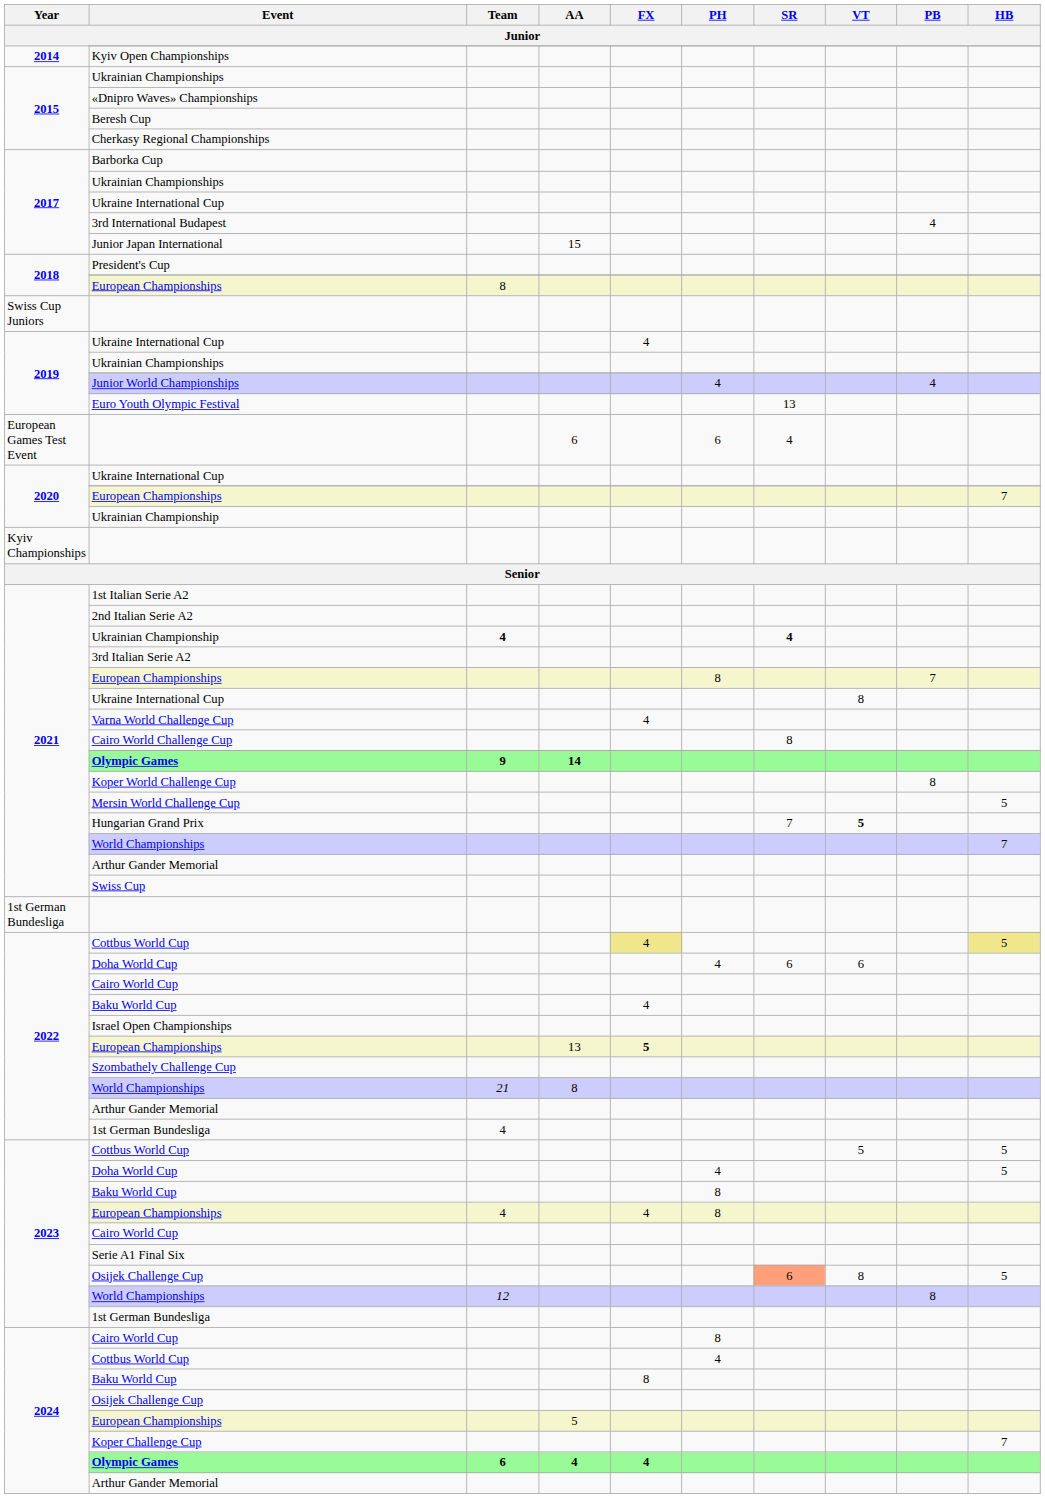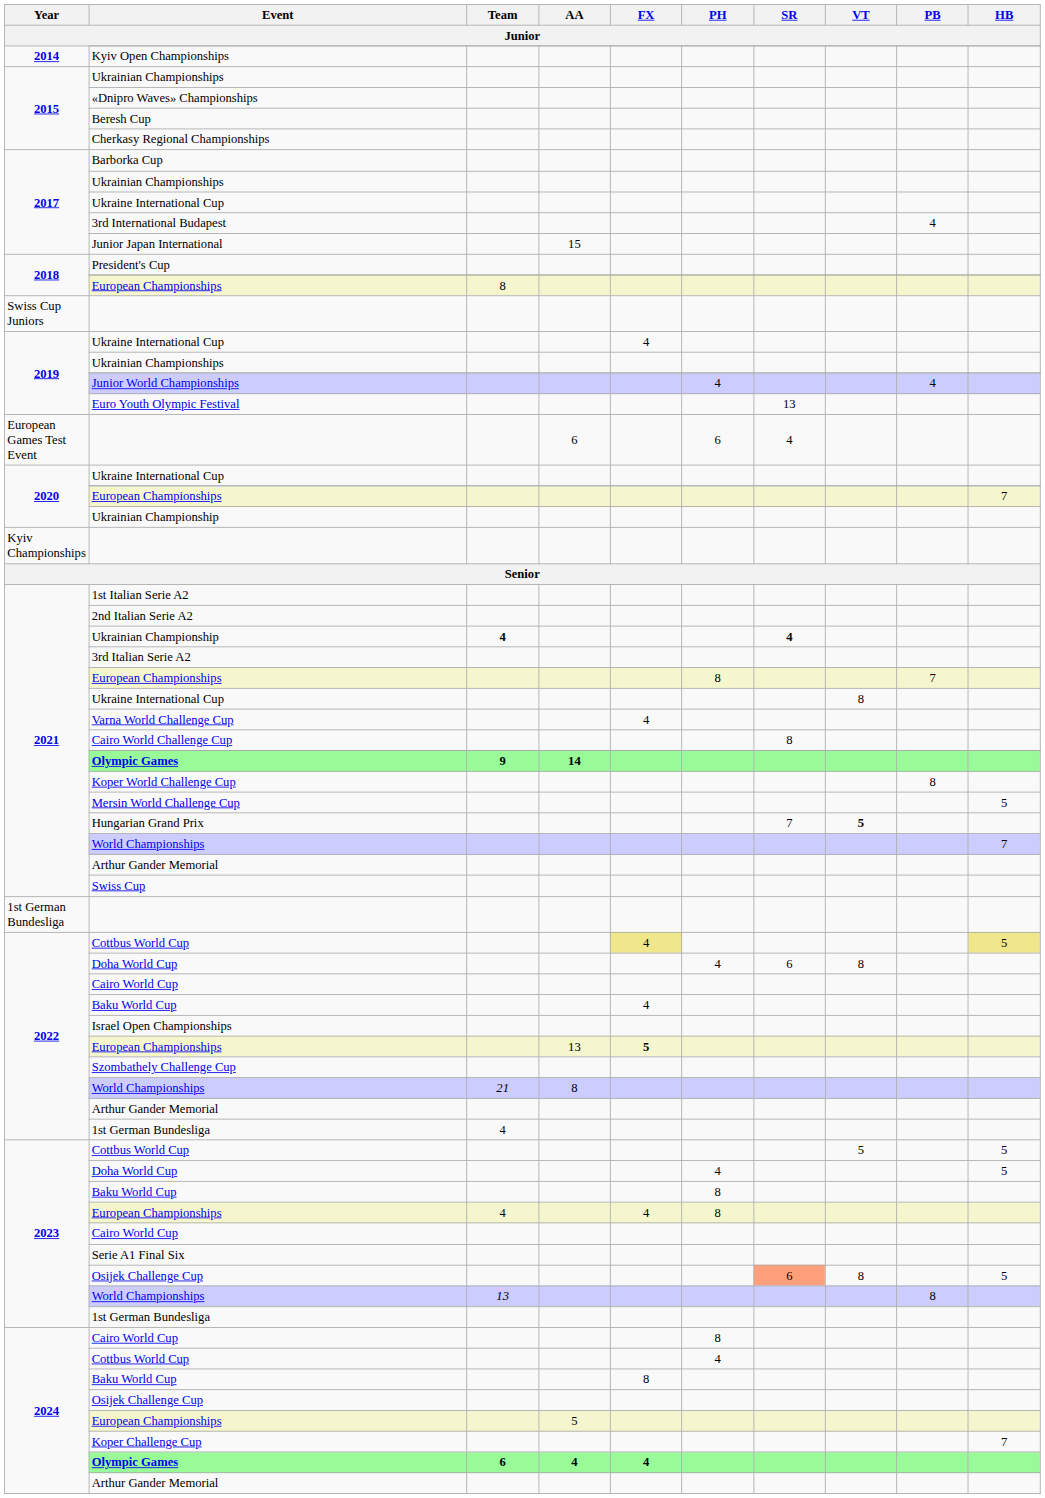(861, 963) 6 -> (861, 963) 8
(503, 1296) 12 -> (503, 1296) 13
